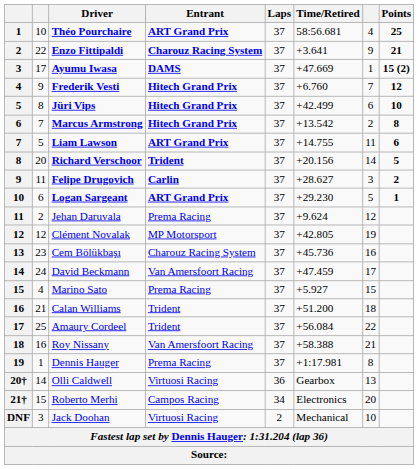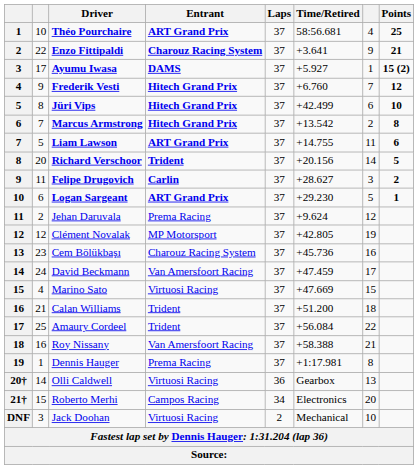(315, 68) +47.669 -> (312, 68) +5.927
(179, 289) Prema Racing -> (183, 289) Virtuosi Racing
(312, 289) +5.927 -> (315, 289) +47.669
